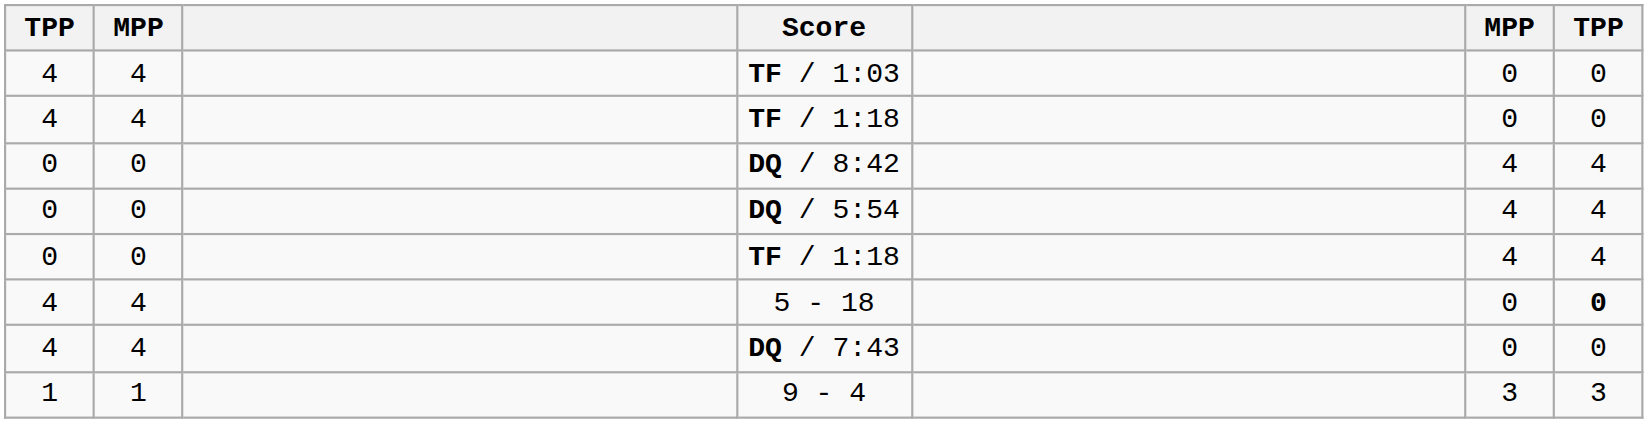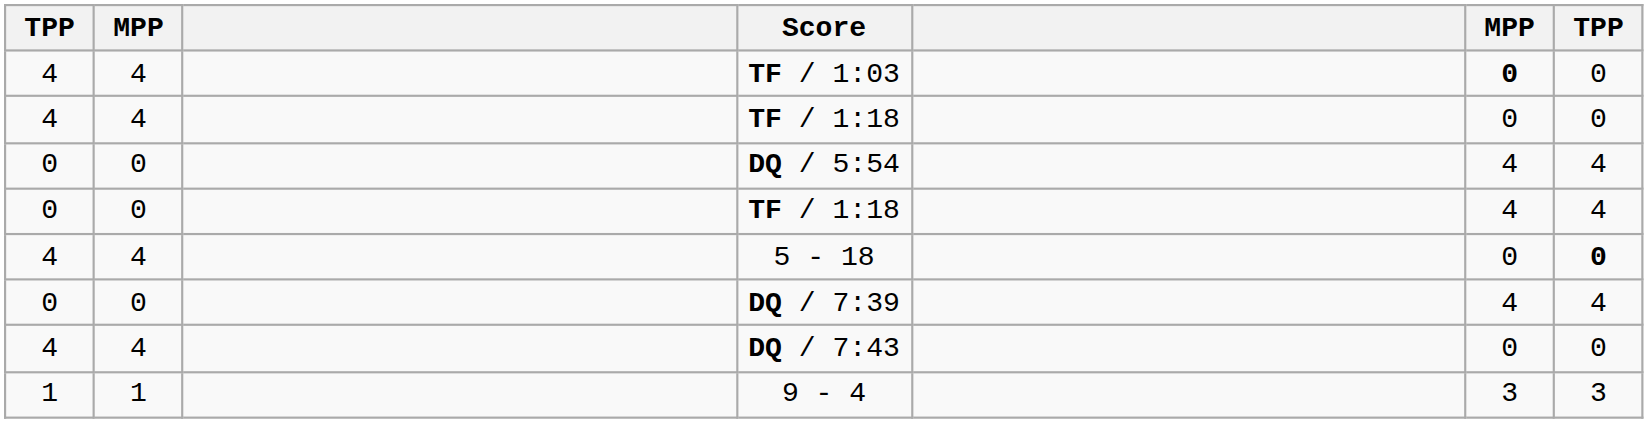(1510, 74) normal -> (1510, 74) bold
- row: (50, 165)
+ row: (50, 303)
